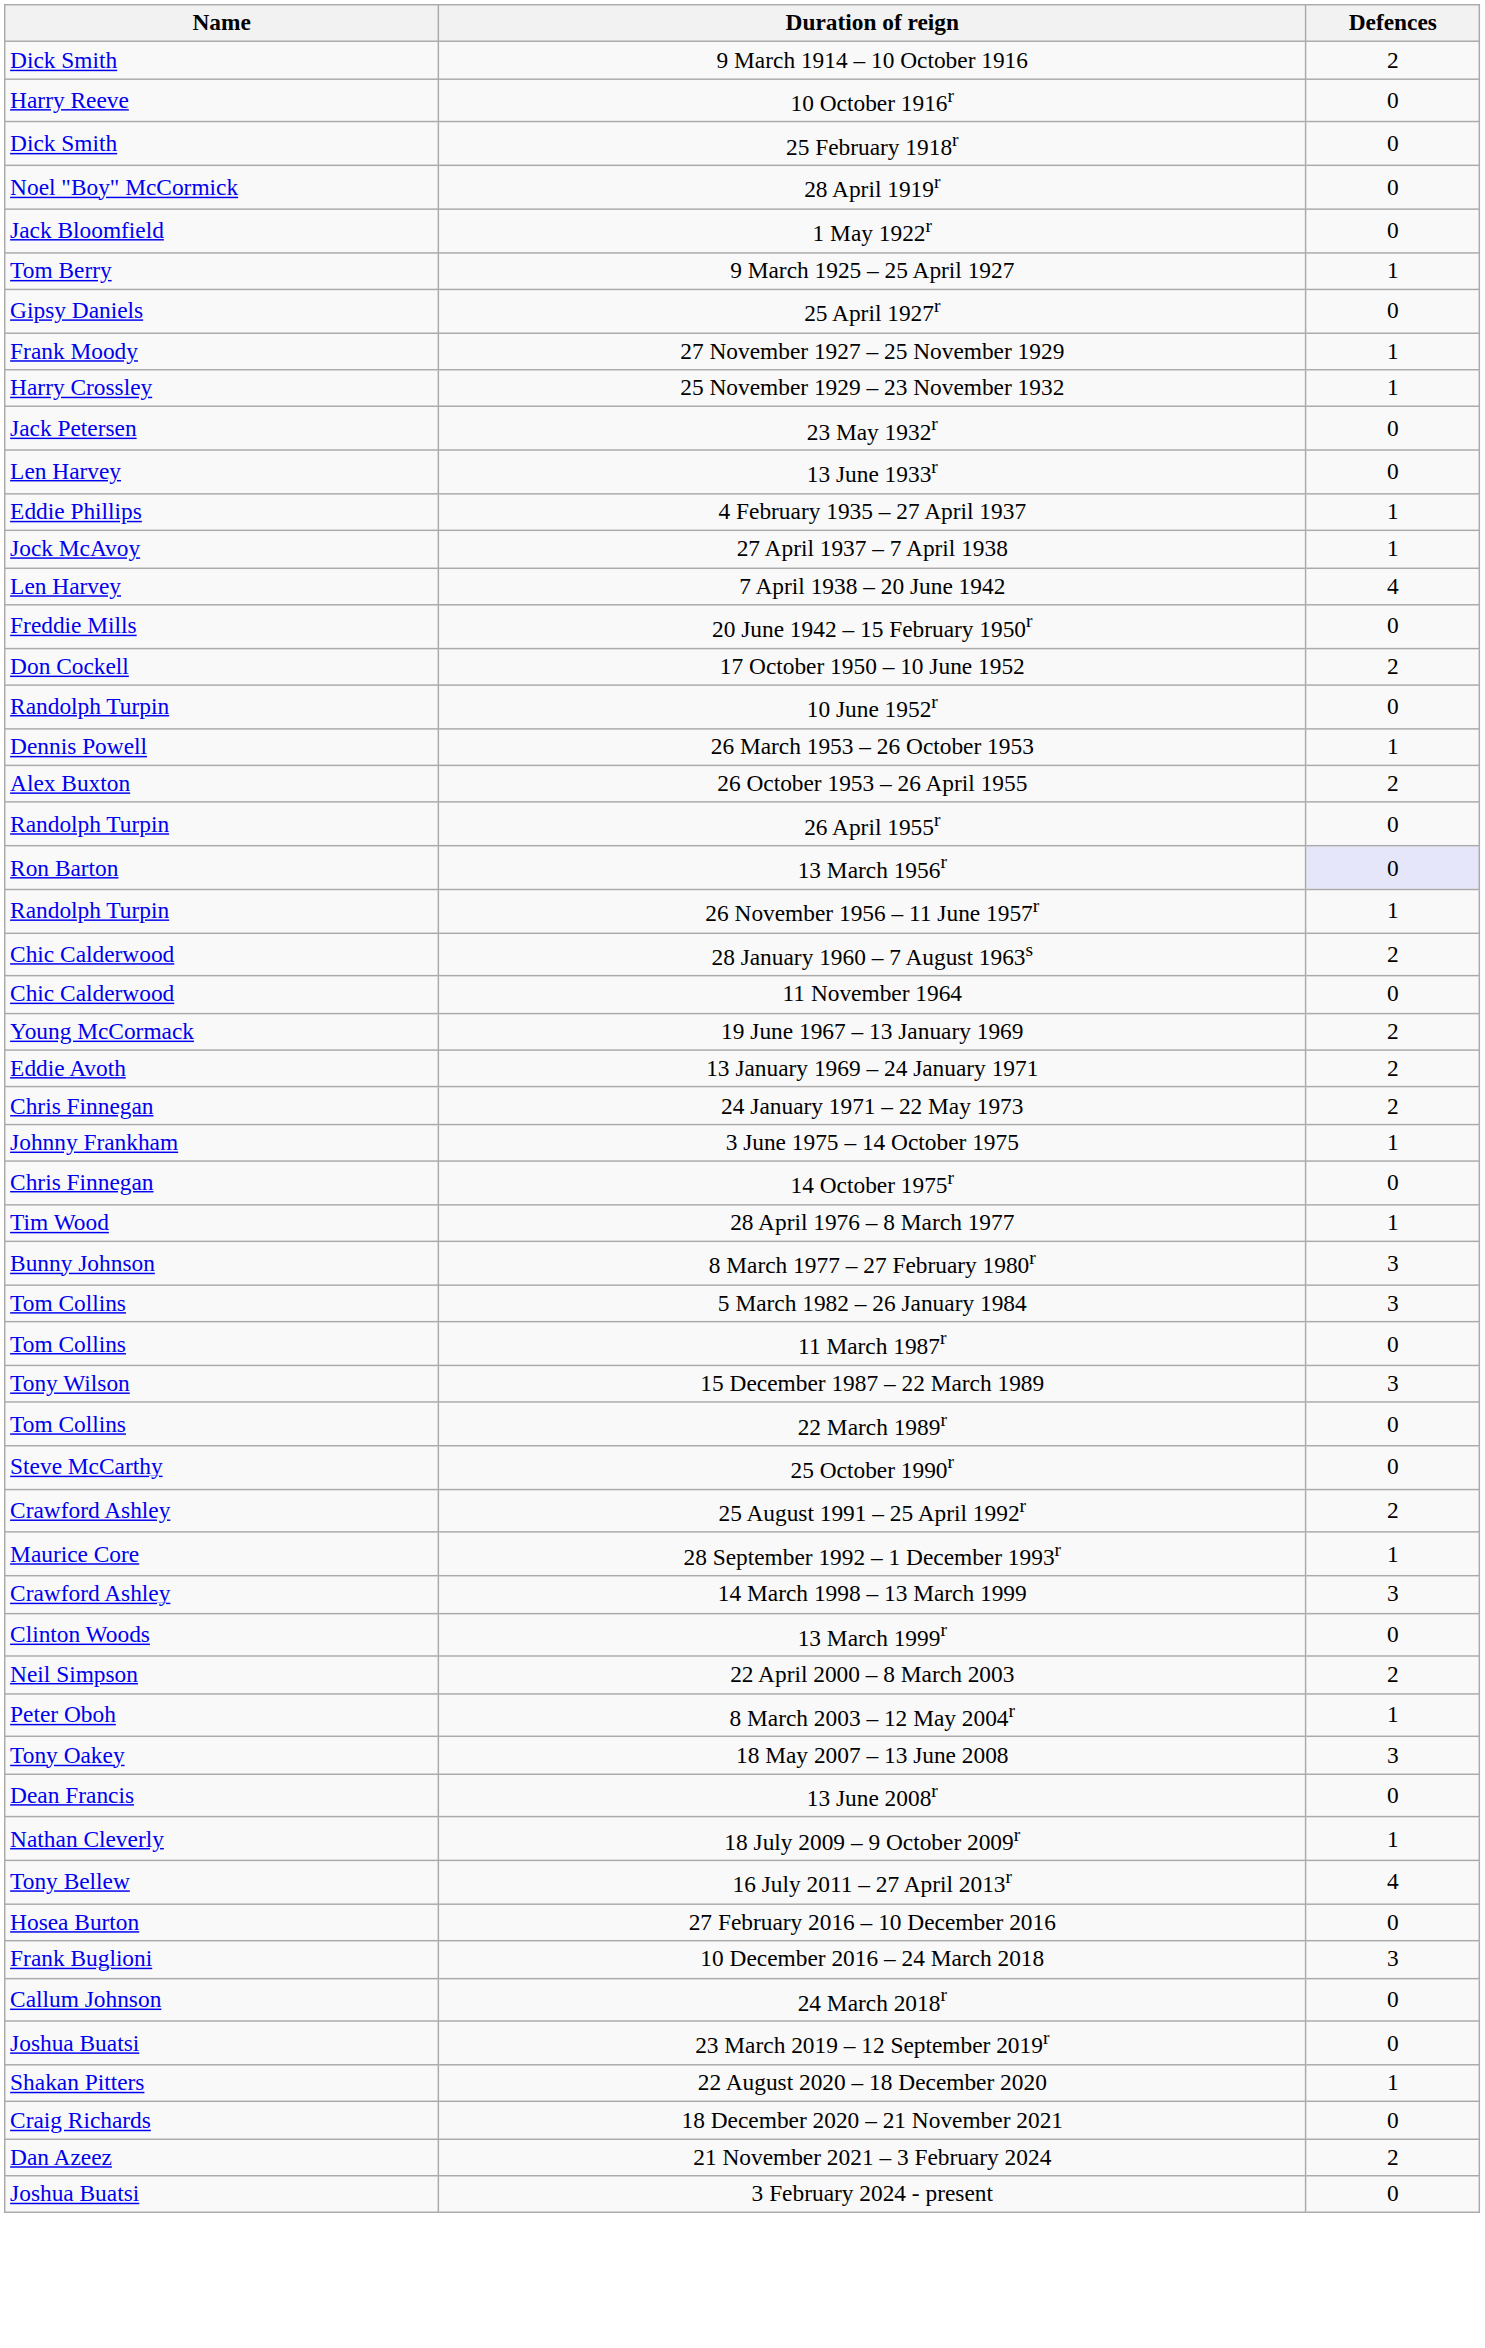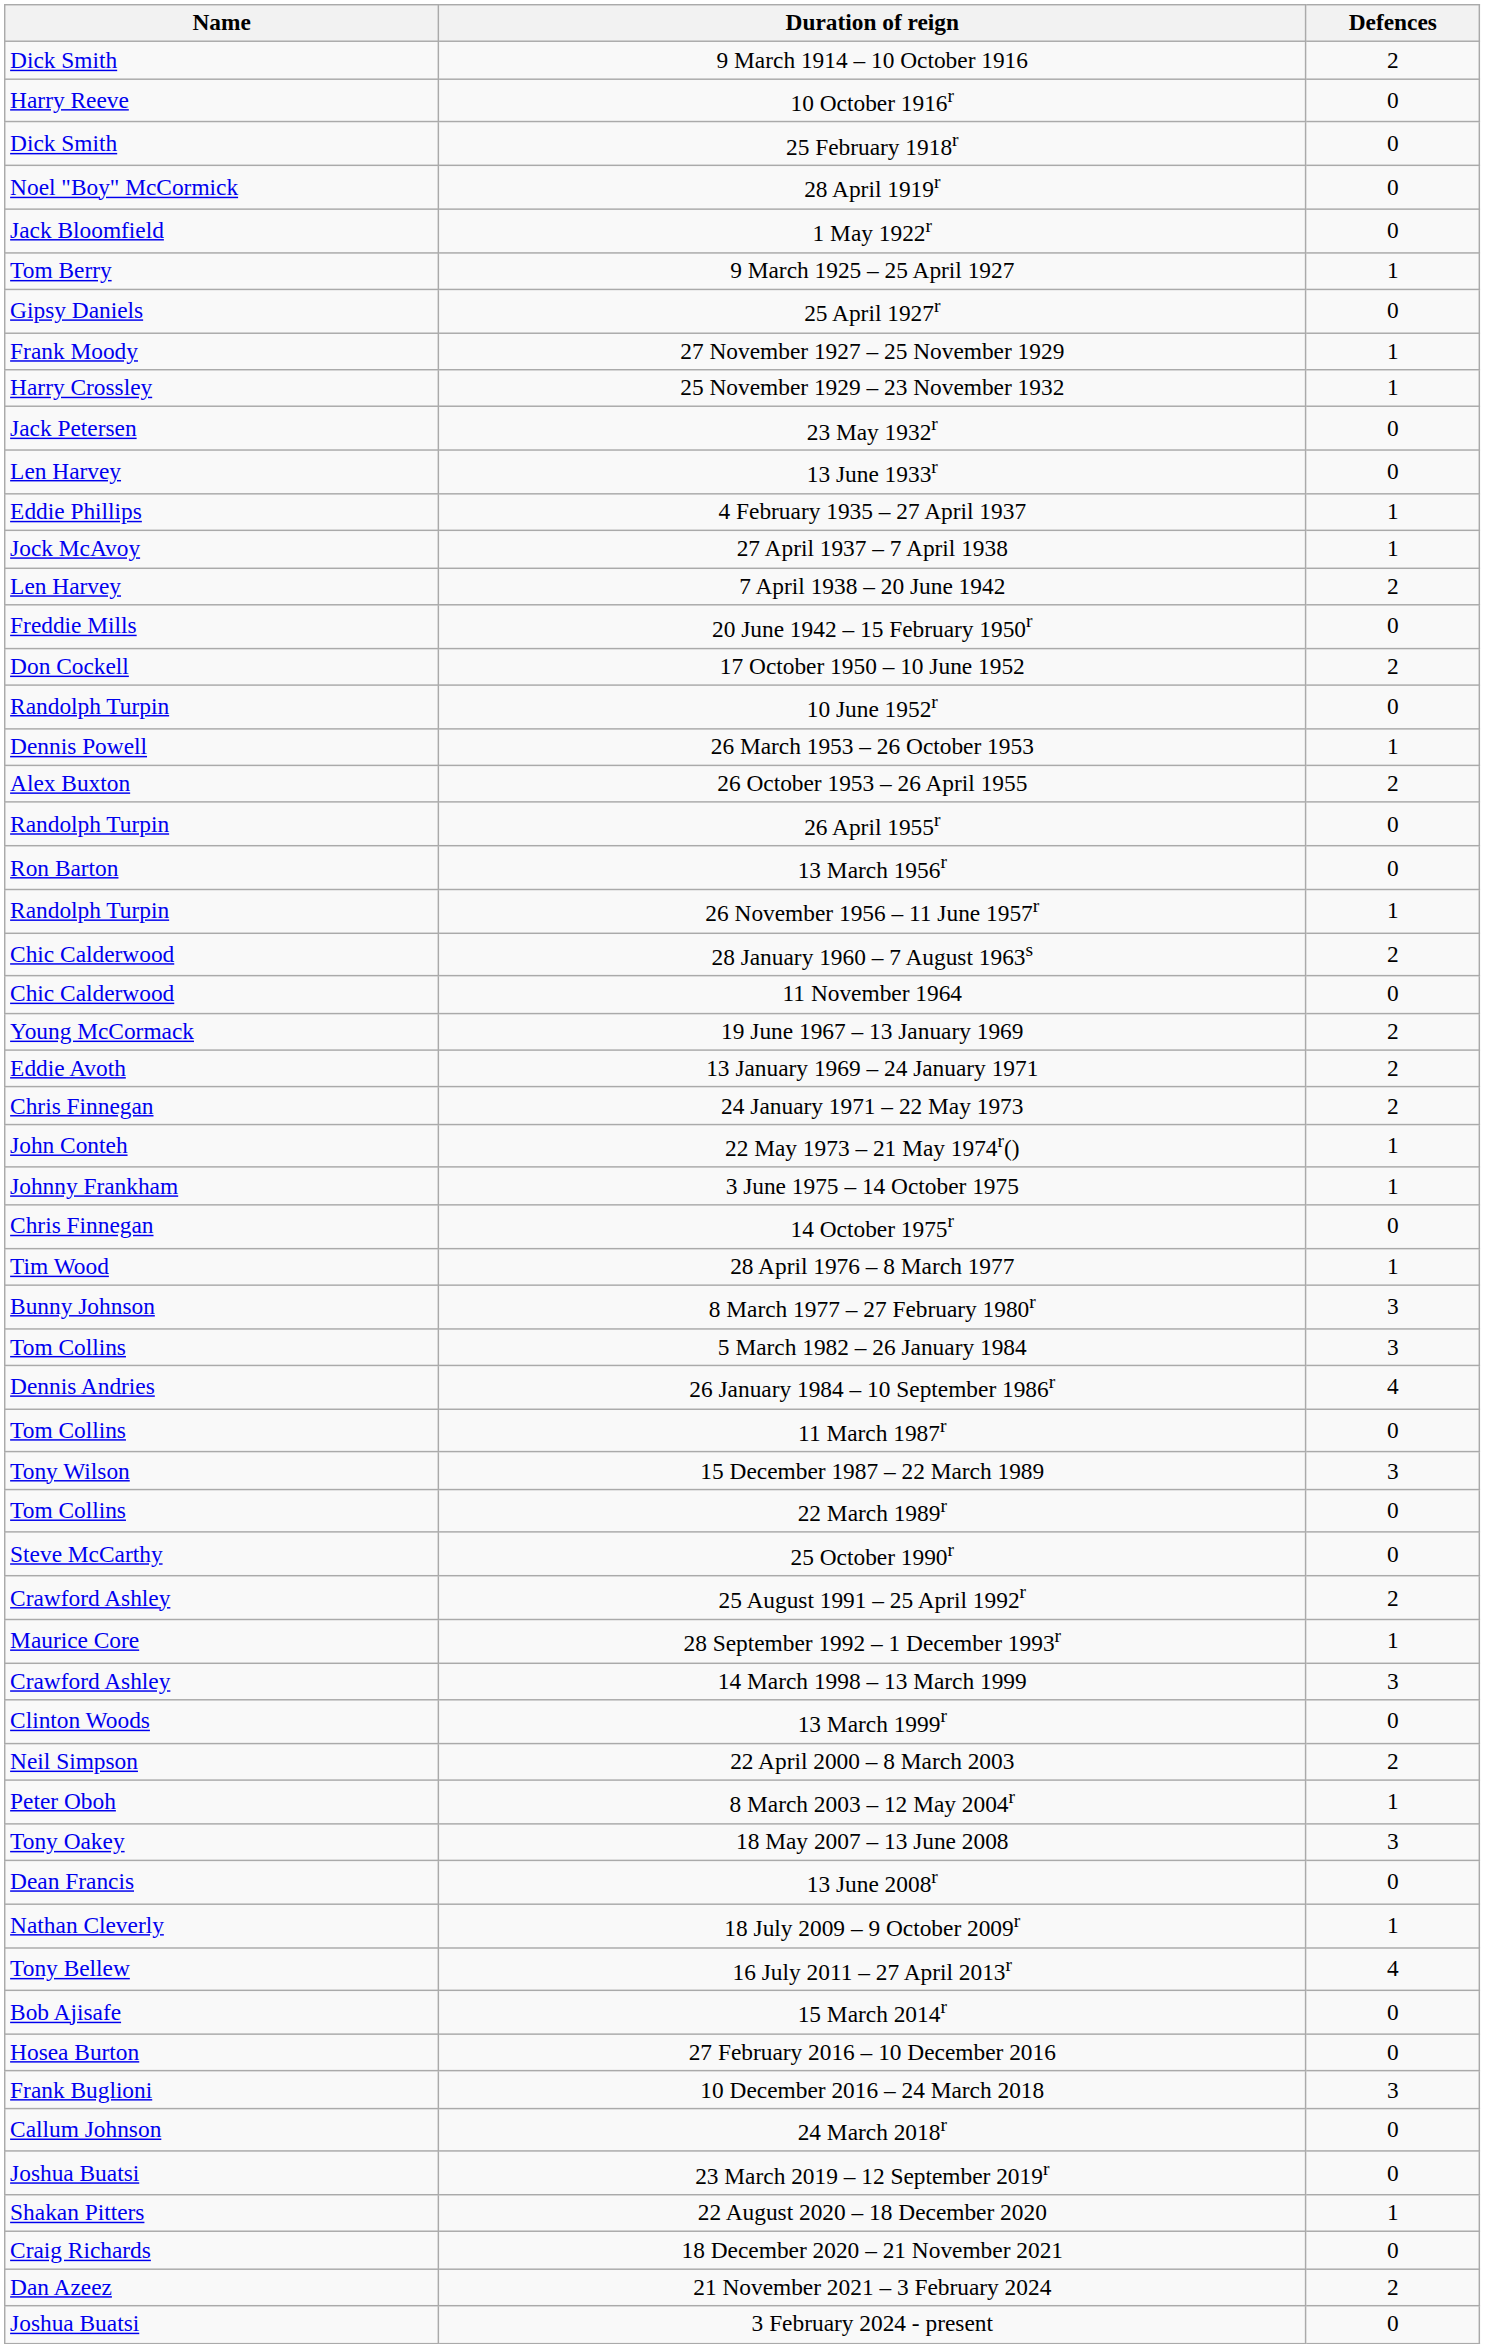(1393, 585) 4 -> (1393, 585) 2
(1393, 867) lavender background -> (1393, 867) no background
+ row: (872, 1145)
+ row: (872, 1386)
+ row: (872, 2012)
